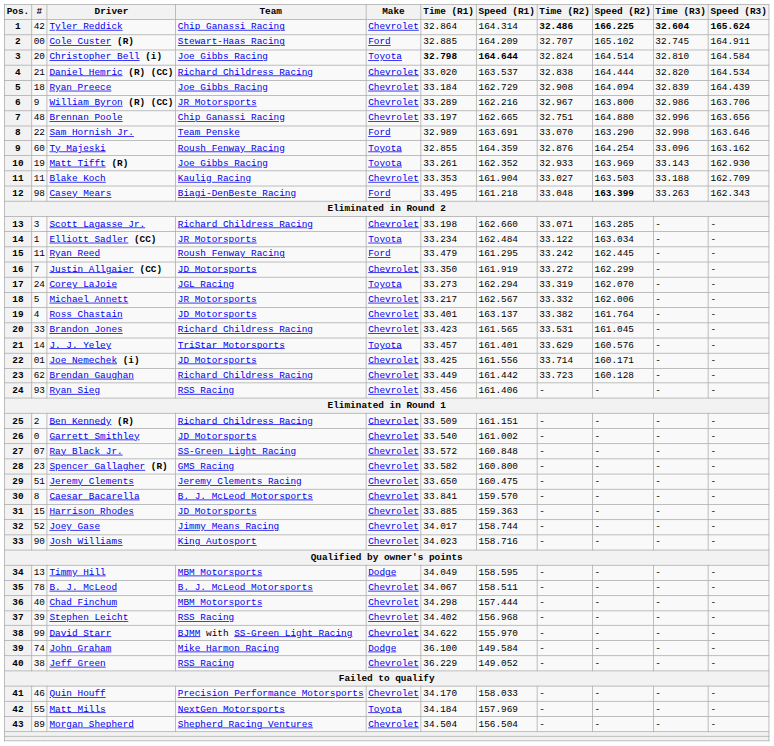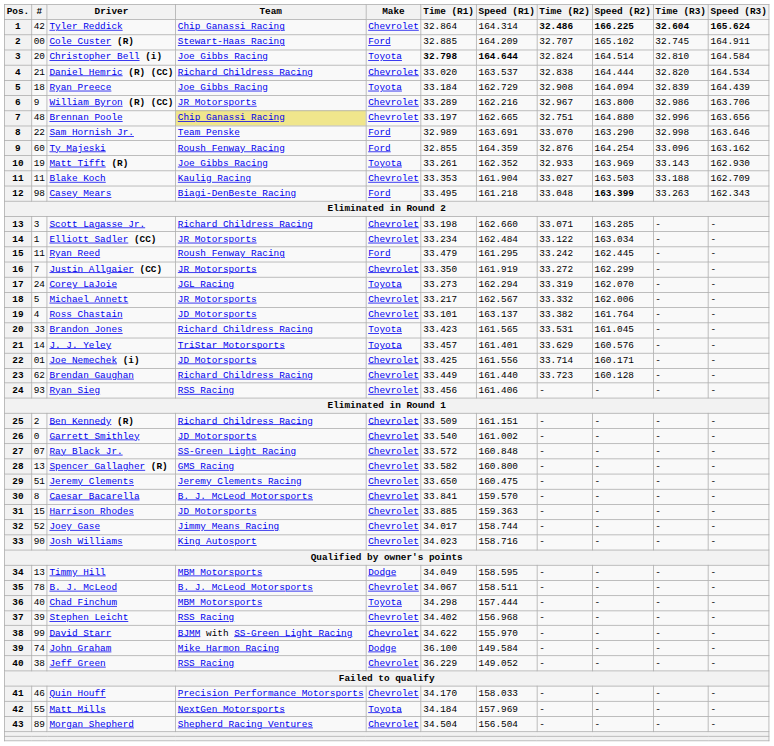(393, 88) Chevrolet -> (385, 88) Toyota
(231, 118) no background -> (231, 118) khaki background
(385, 149) Toyota -> (379, 149) Ford
(385, 240) Toyota -> (393, 240) Chevrolet
(217, 270) JD Motorsports -> (217, 270) JR Motorsports
(440, 315) 33.401 -> (440, 315) 33.101
(393, 331) Chevrolet -> (385, 331) Toyota
(498, 376) 161.442 -> (498, 376) 161.440
(39, 467) 23 -> (39, 467) 13
(393, 603) Chevrolet -> (385, 603) Toyota
